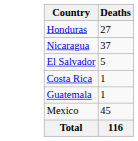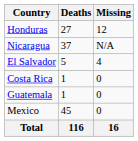+ column: (114, 12)
